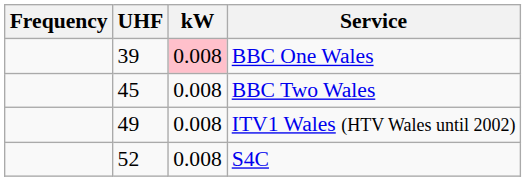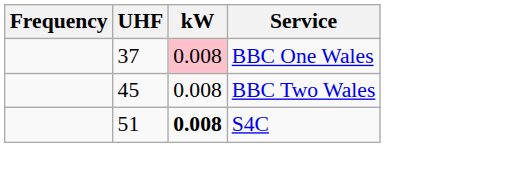(128, 55) 39 -> (128, 55) 37
- row: (374, 124)
(128, 158) 52 -> (128, 124) 51
(197, 158) normal -> (197, 124) bold
